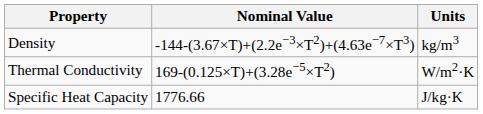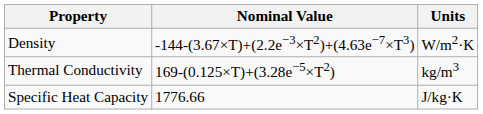(440, 42) kg/m3 -> (448, 42) W/m2·K
(448, 70) W/m2·K -> (440, 70) kg/m3
